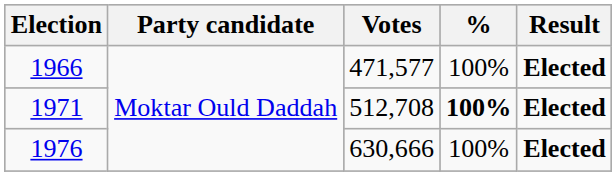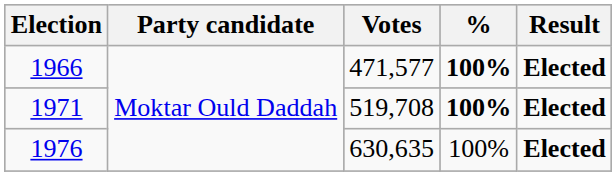(479, 66) normal -> (479, 66) bold
(392, 107) 512,708 -> (392, 107) 519,708
(392, 149) 630,666 -> (392, 149) 630,635
